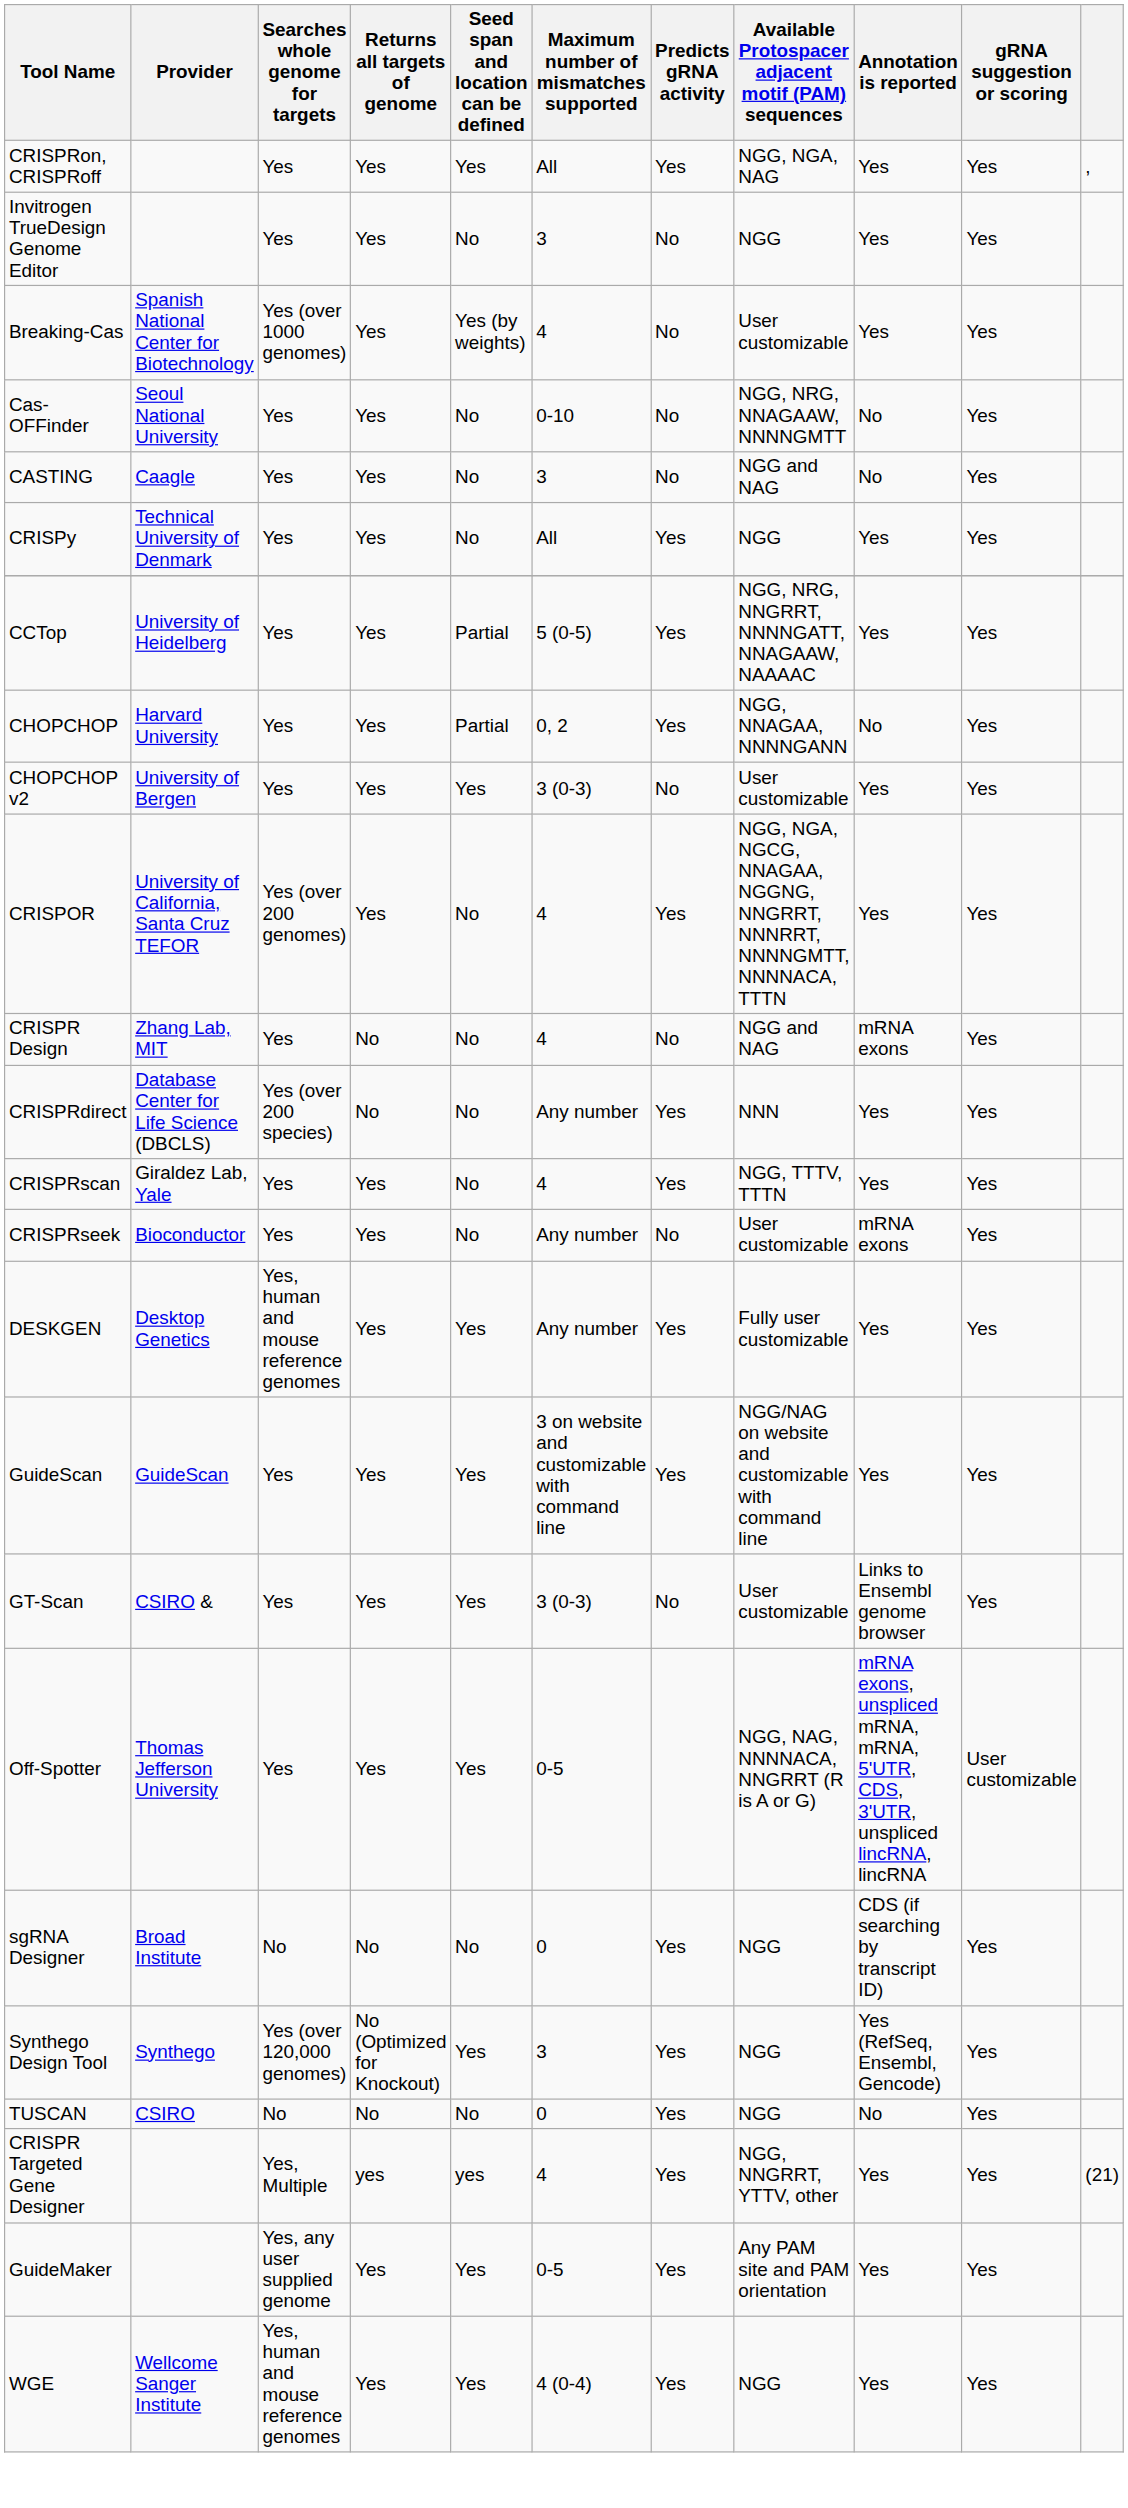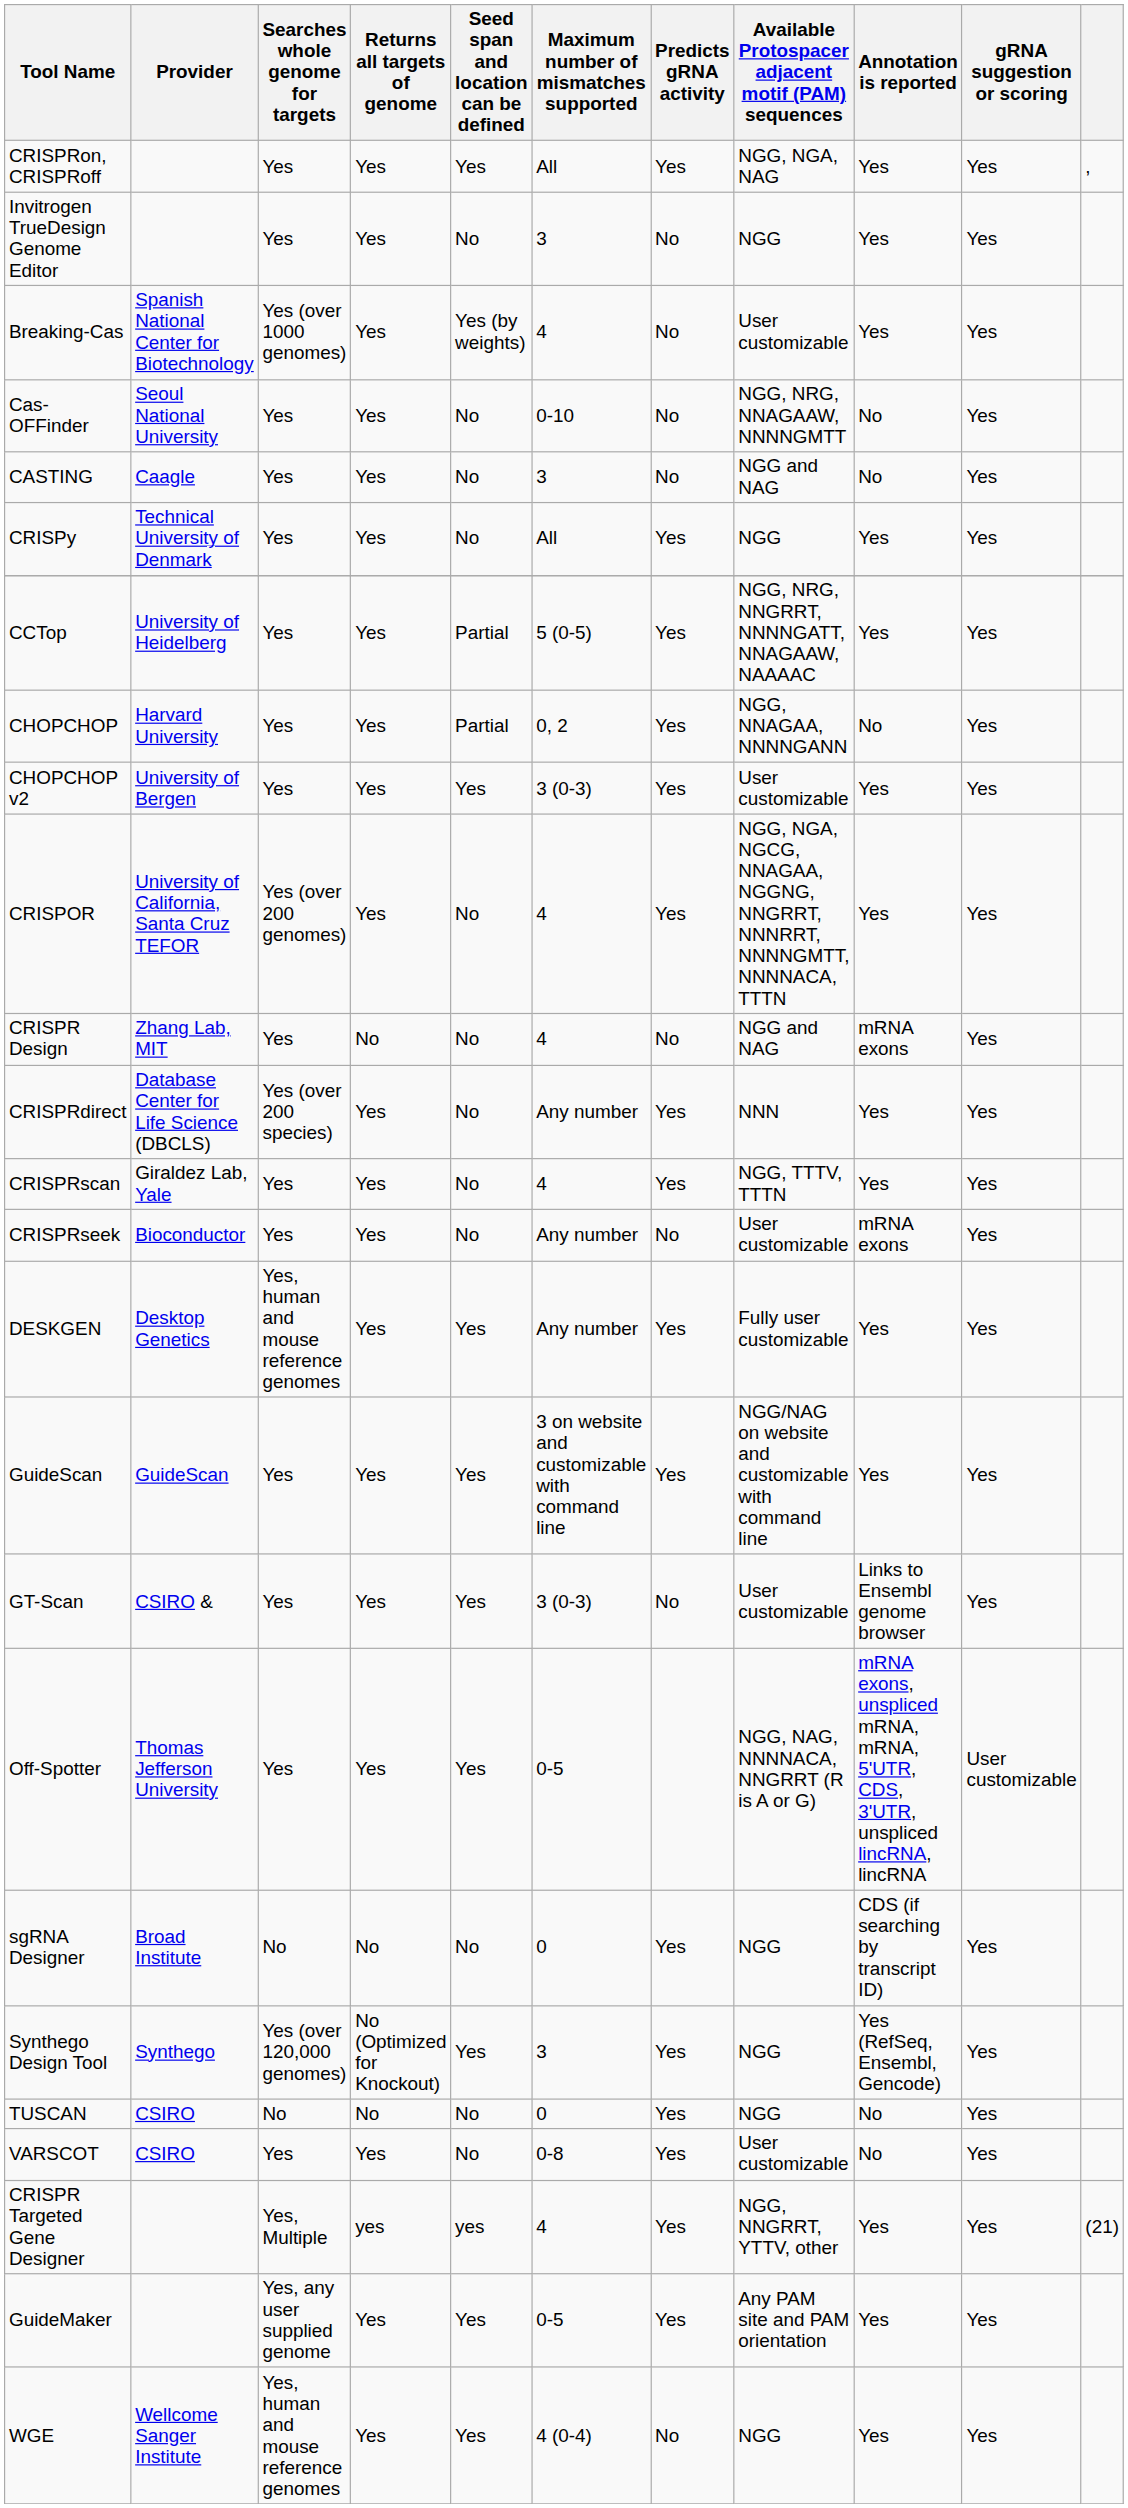(667, 788) No -> (670, 788) Yes
(367, 1111) No -> (371, 1111) Yes
+ row: (54, 2154)
(670, 2384) Yes -> (667, 2435) No
